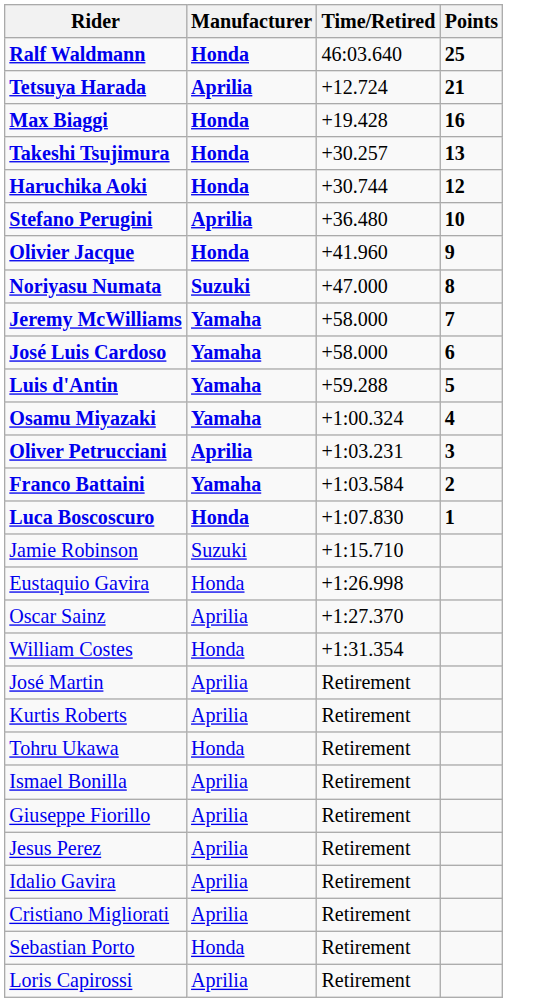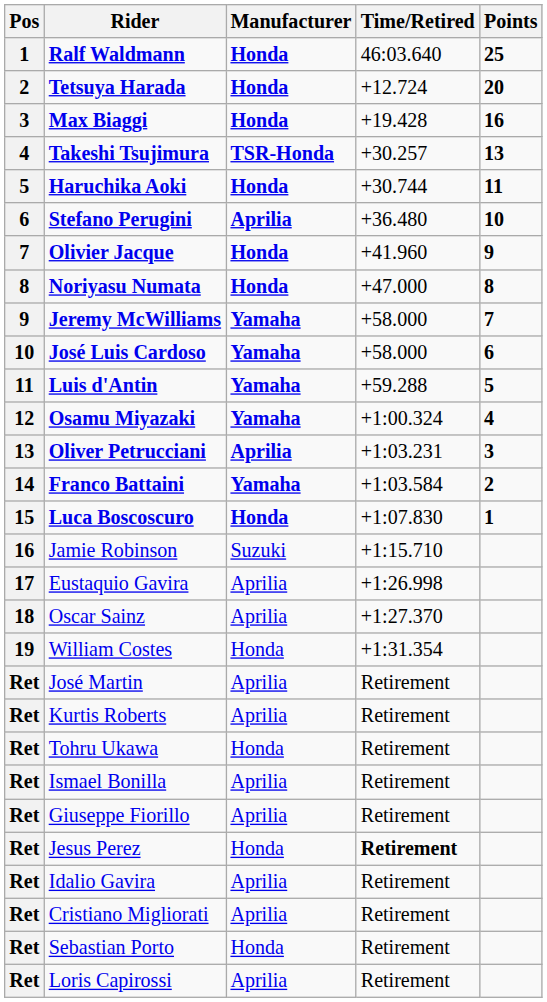+ column: (24, 21)
(222, 87) Aprilia -> (259, 87) Honda
(455, 87) 21 -> (494, 87) 20
(220, 153) Honda -> (282, 153) TSR-Honda
(455, 186) 12 -> (494, 186) 11
(221, 285) Suzuki -> (259, 285) Honda
(218, 583) Honda -> (259, 583) Aprilia
(219, 848) Aprilia -> (257, 848) Honda
(366, 848) normal -> (409, 848) bold
